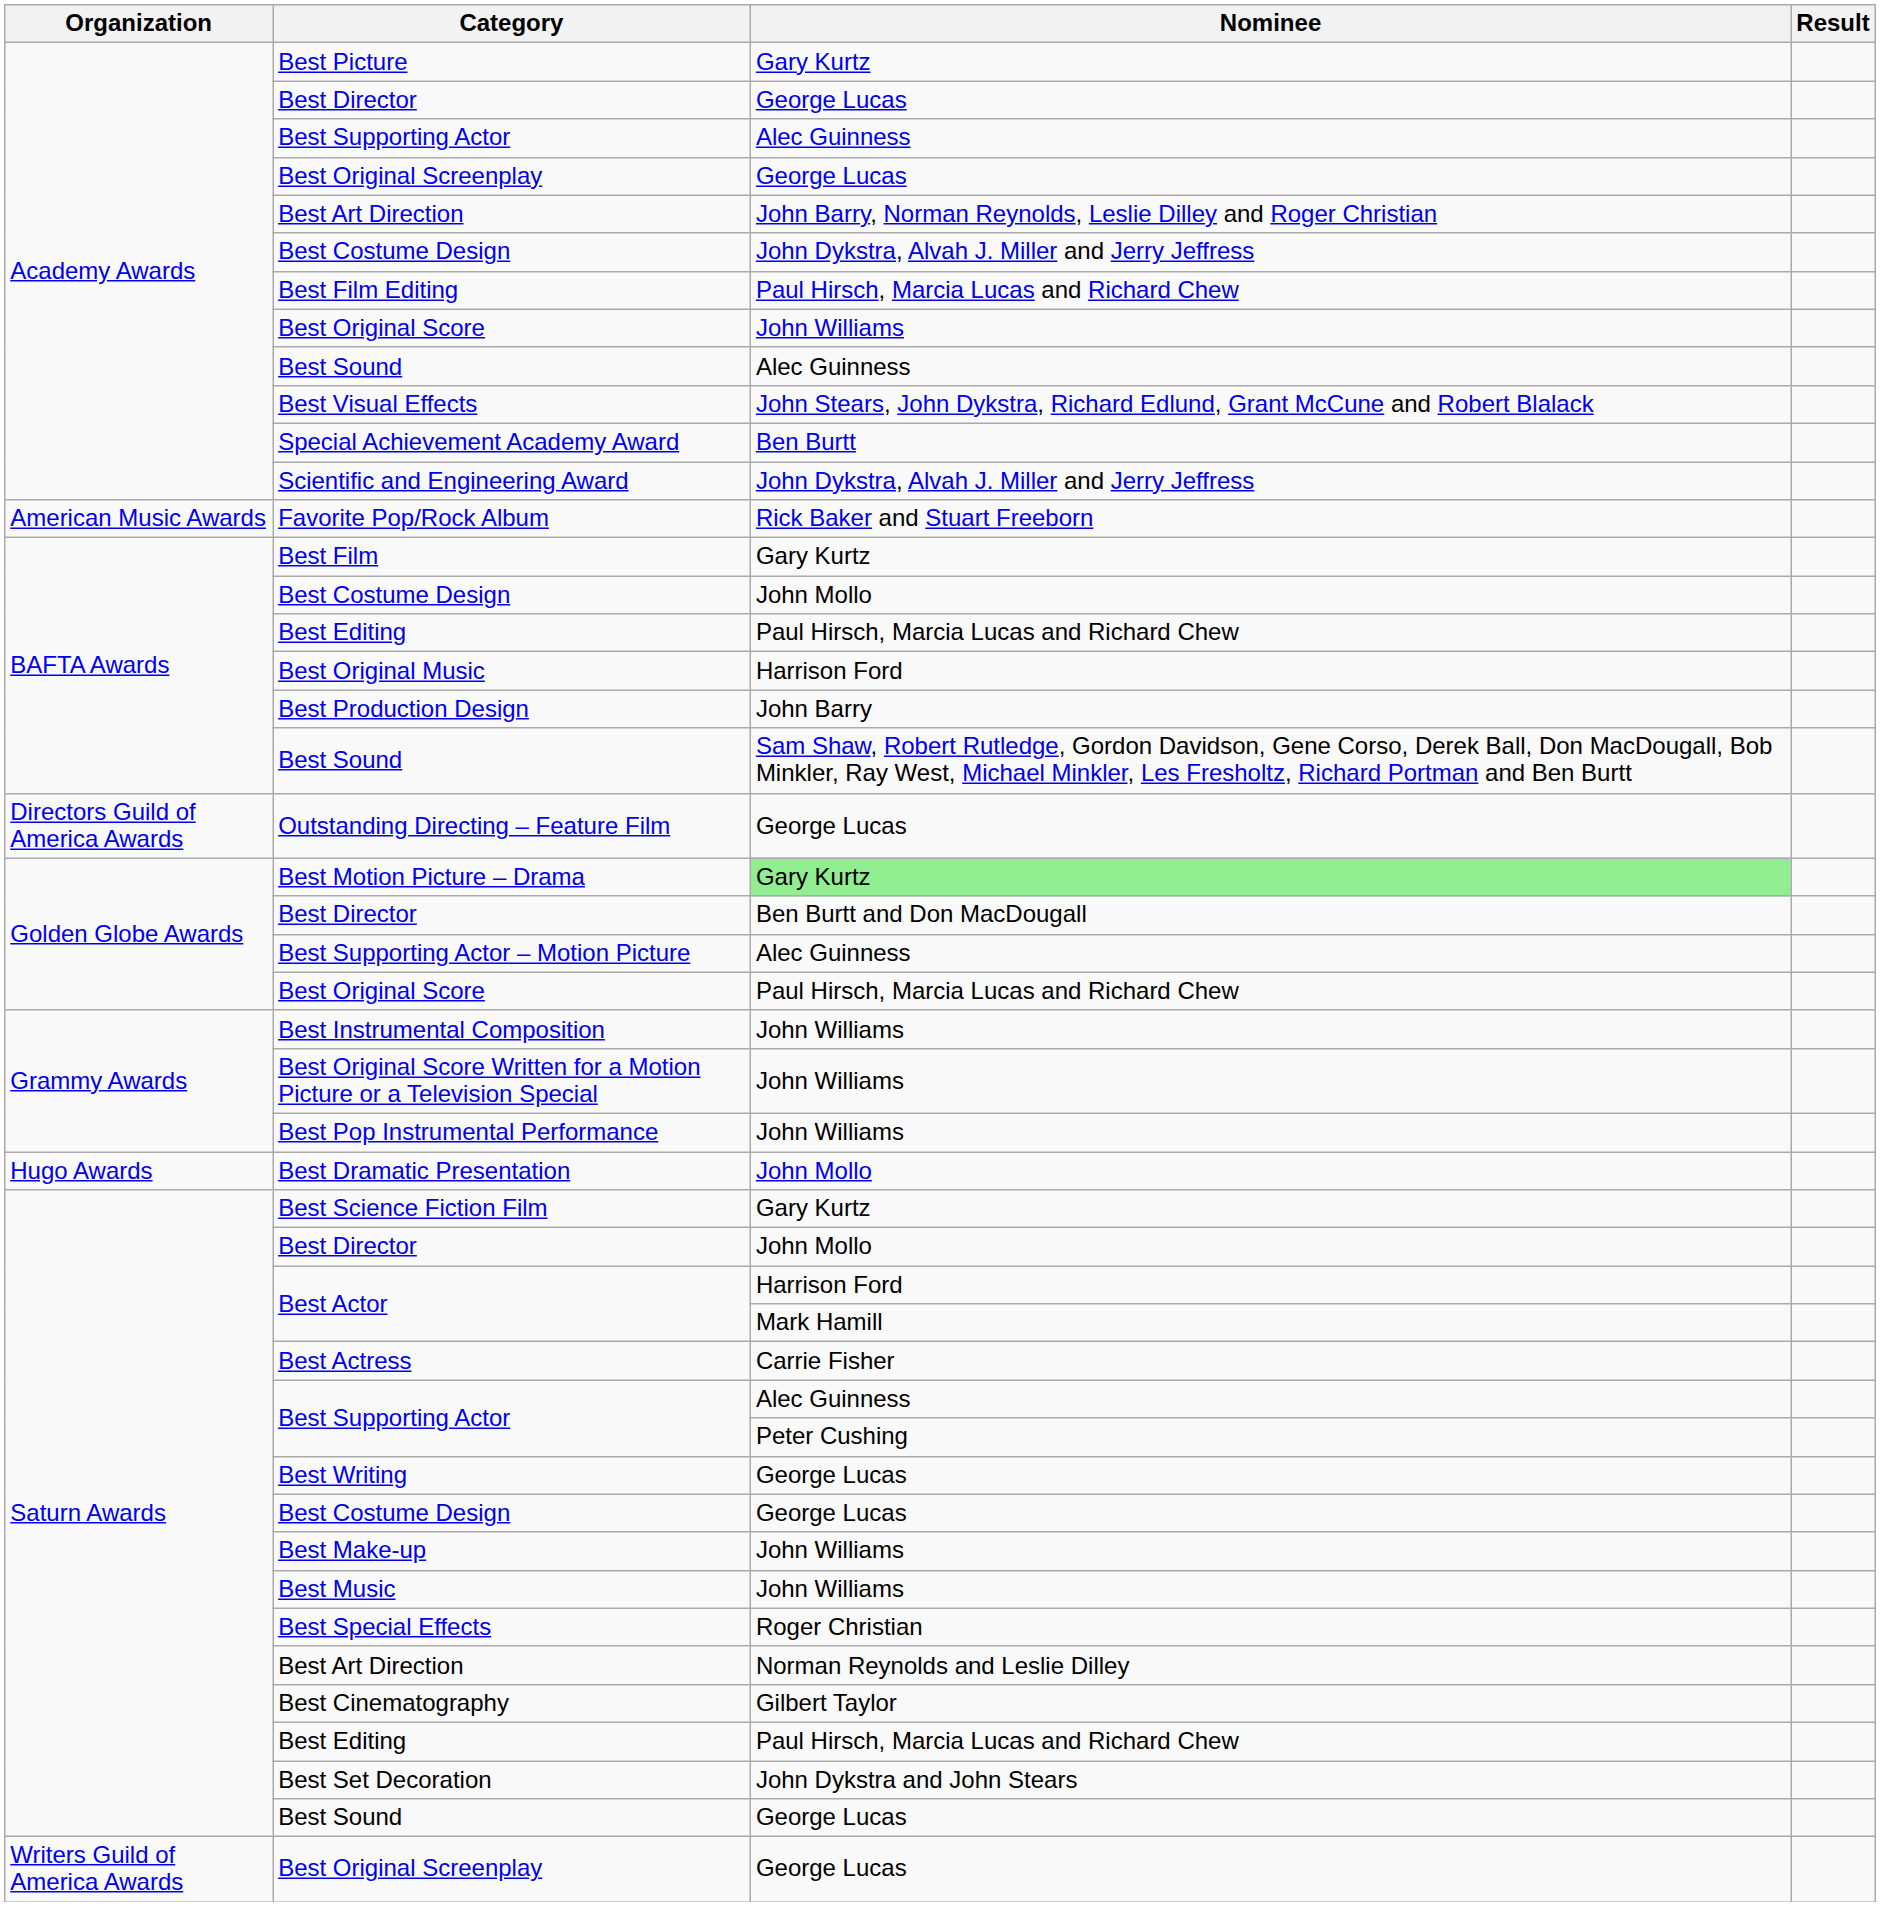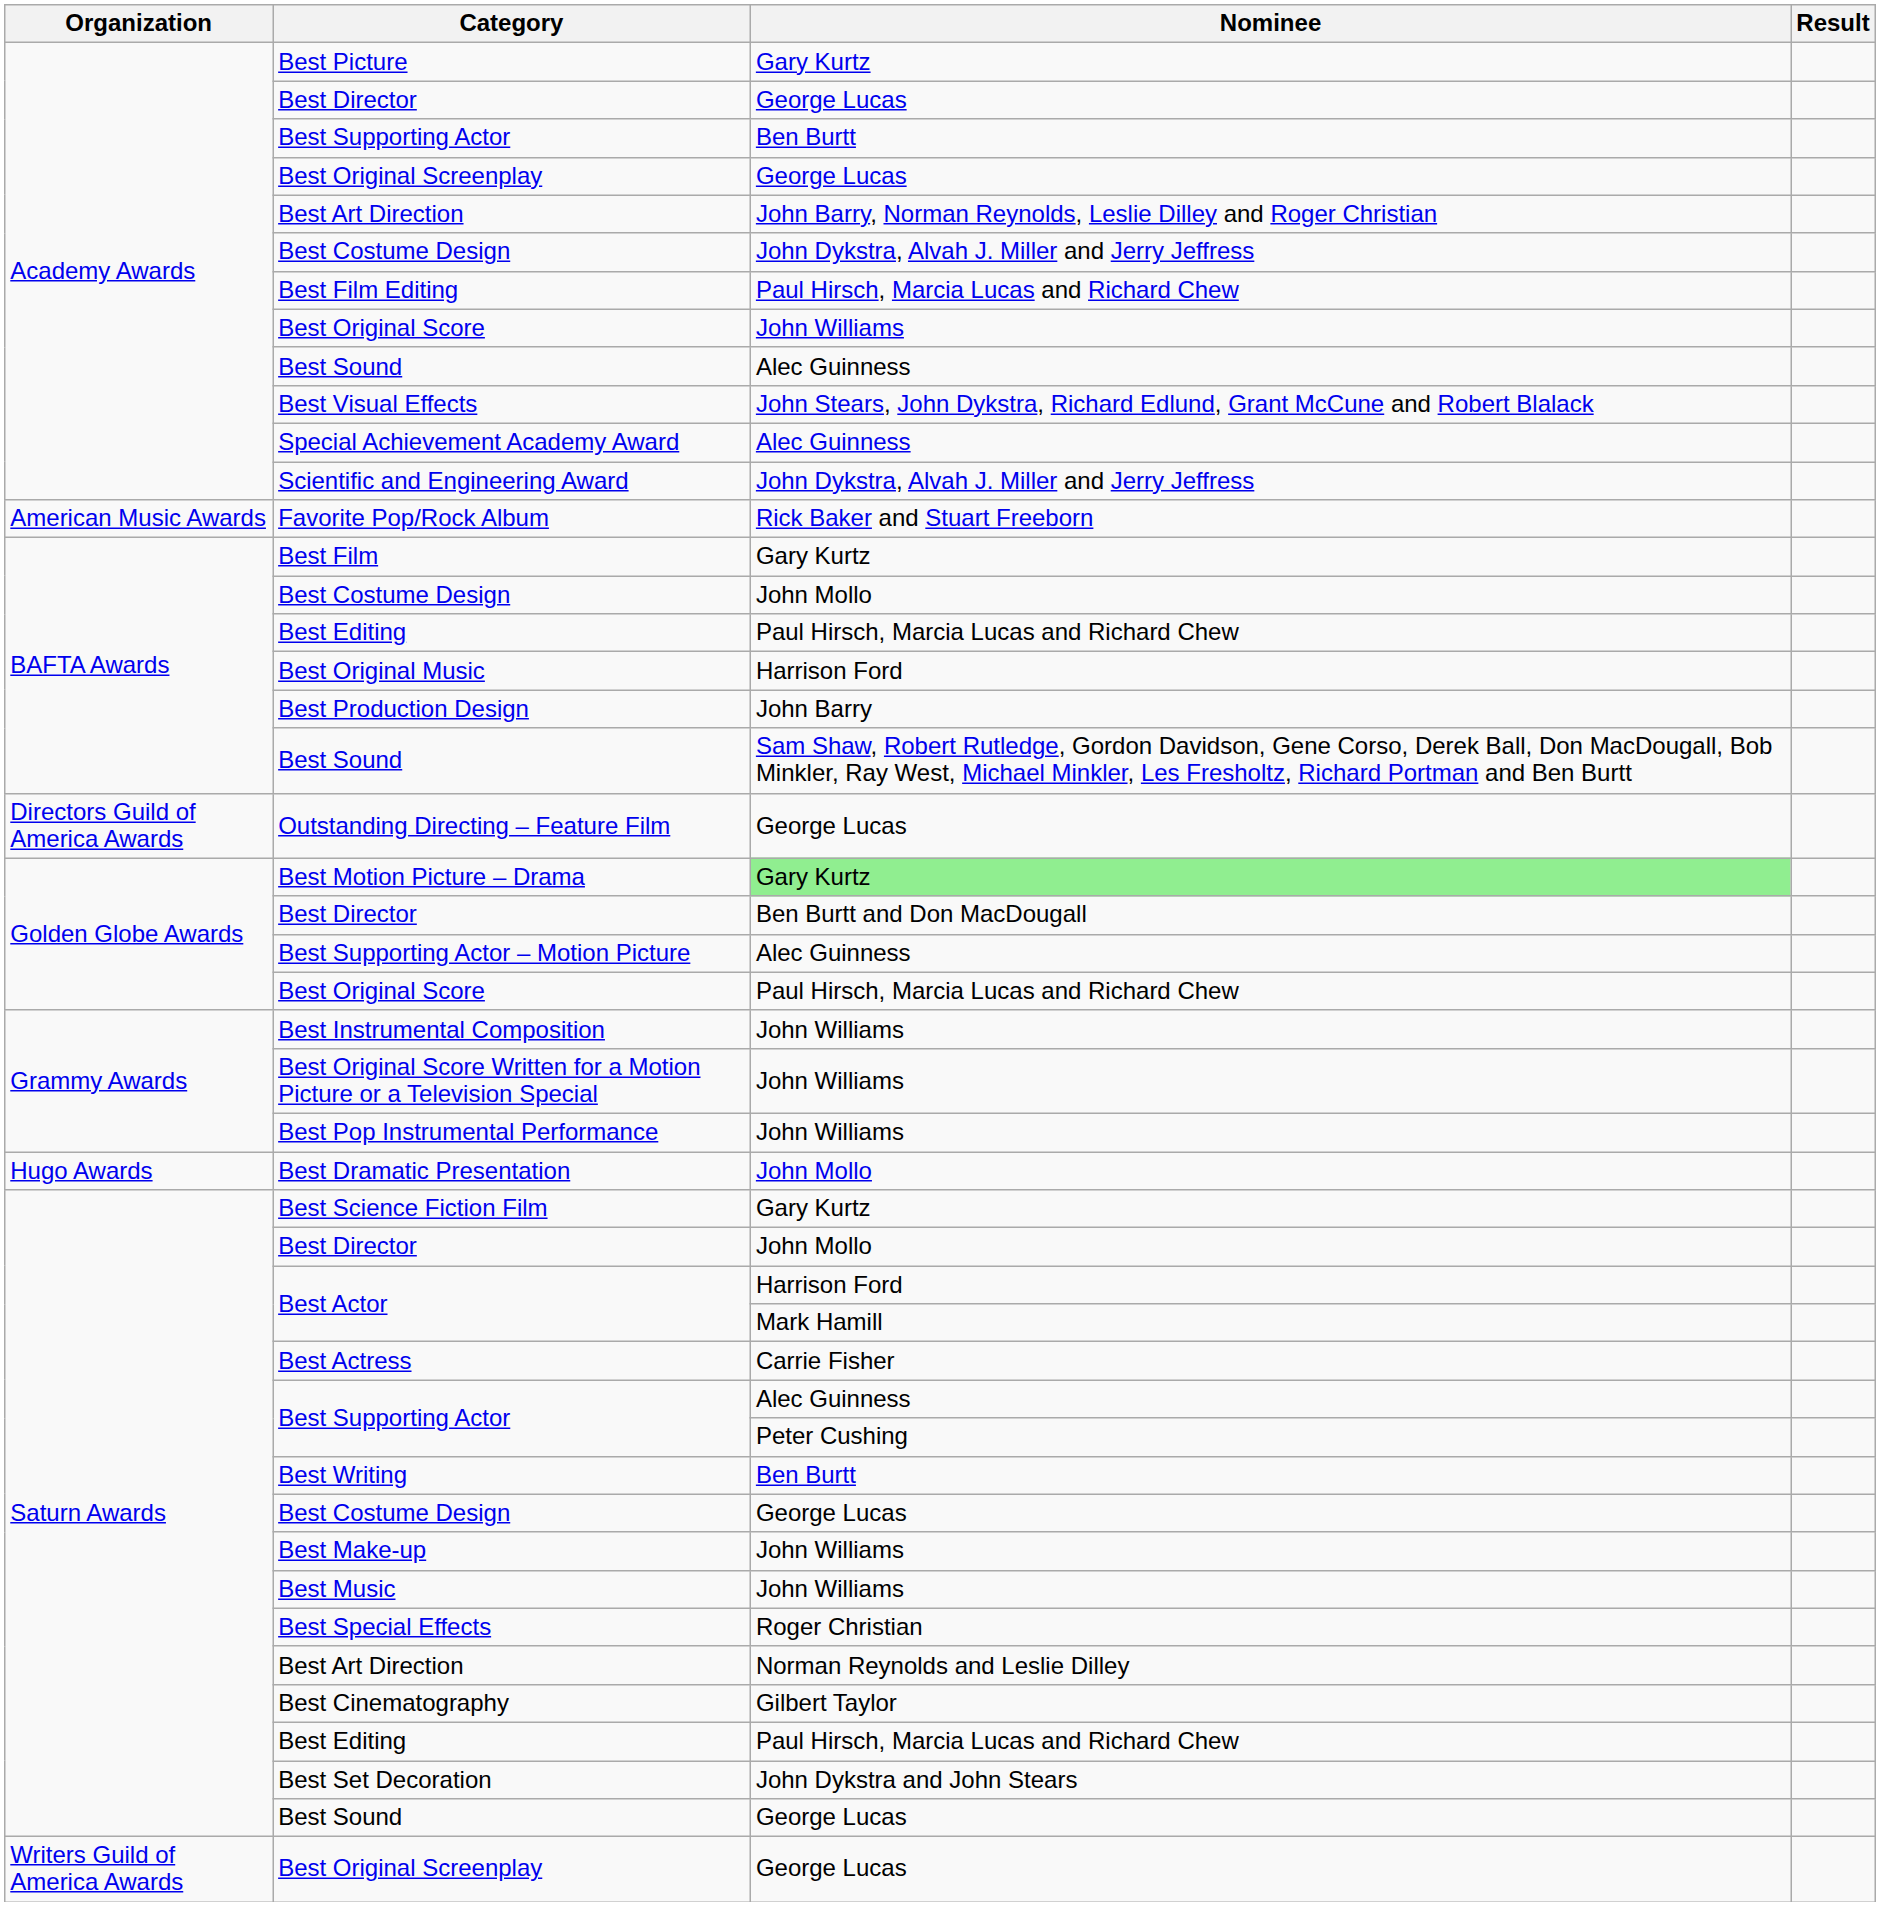(833, 137) Alec Guinness -> (806, 137) Ben Burtt
(806, 442) Ben Burtt -> (833, 442) Alec Guinness
(831, 1474) George Lucas -> (806, 1474) Ben Burtt
